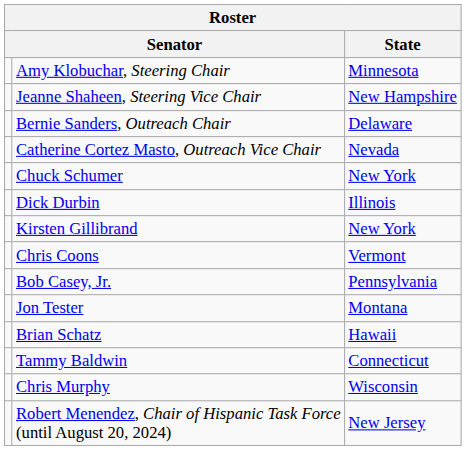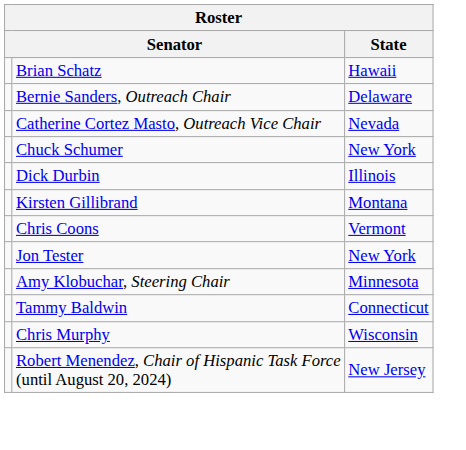rows swapped: (123, 70) <-> (59, 334)
- row: (139, 96)
(382, 228) New York -> (378, 202) Montana
- row: (64, 281)
(378, 307) Montana -> (382, 255) New York
